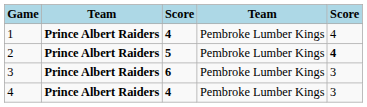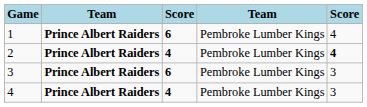(168, 33) 4 -> (168, 33) 6
(168, 53) 5 -> (168, 53) 4
